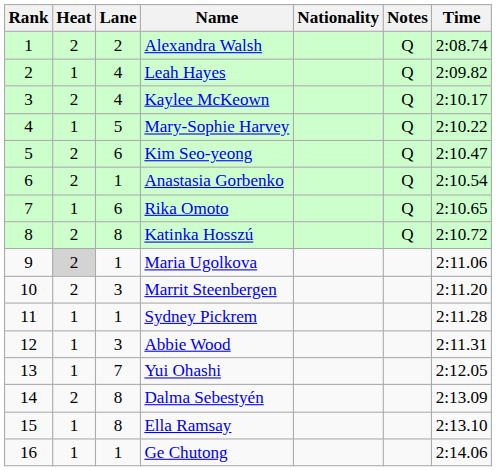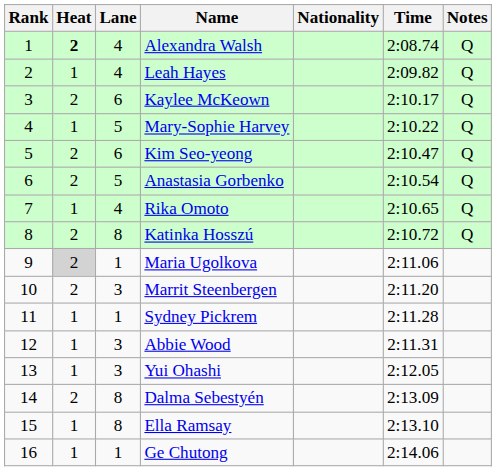columns swapped: (462, 18) <-> (407, 18)
(74, 45) normal -> (74, 45) bold
(118, 45) 2 -> (118, 45) 4
(118, 99) 4 -> (118, 99) 6
(118, 180) 1 -> (118, 180) 5
(118, 208) 6 -> (118, 208) 4
(118, 371) 7 -> (118, 371) 3
